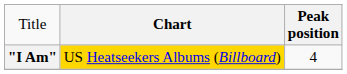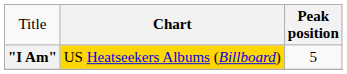(313, 57) 4 -> (313, 57) 5
